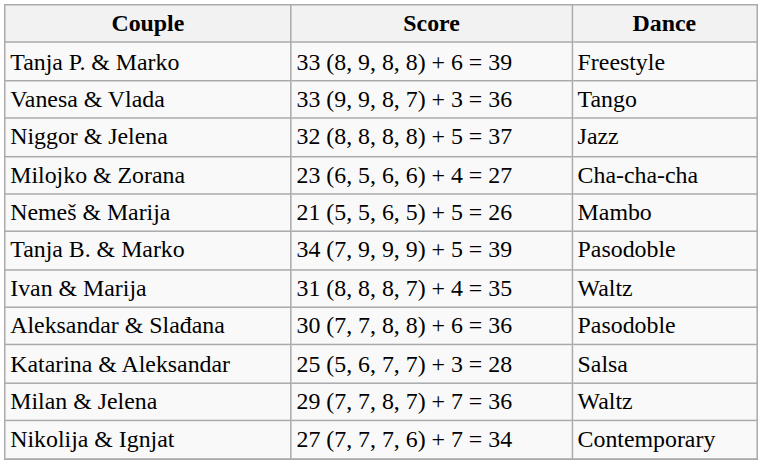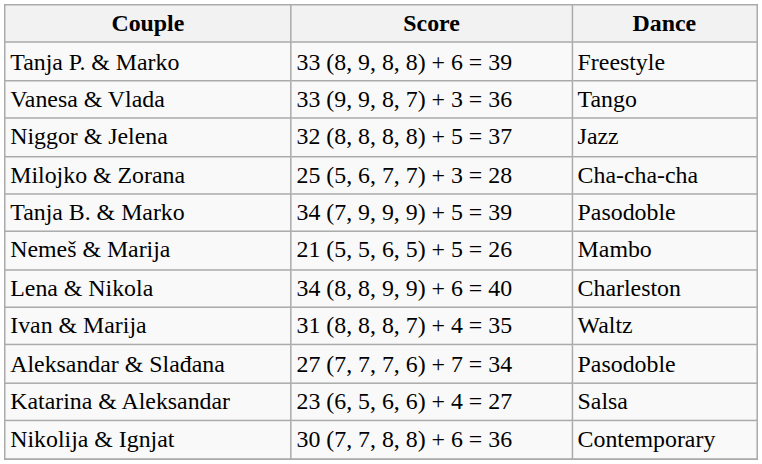(404, 174) 23 (6, 5, 6, 6) + 4 = 27 -> (404, 174) 25 (5, 6, 7, 7) + 3 = 28
rows swapped: (90, 212) <-> (97, 250)
+ row: (82, 288)
(404, 325) 30 (7, 7, 8, 8) + 6 = 36 -> (404, 363) 27 (7, 7, 7, 6) + 7 = 34
(404, 363) 25 (5, 6, 7, 7) + 3 = 28 -> (404, 401) 23 (6, 5, 6, 6) + 4 = 27
- row: (84, 401)
(404, 439) 27 (7, 7, 7, 6) + 7 = 34 -> (404, 439) 30 (7, 7, 8, 8) + 6 = 36
